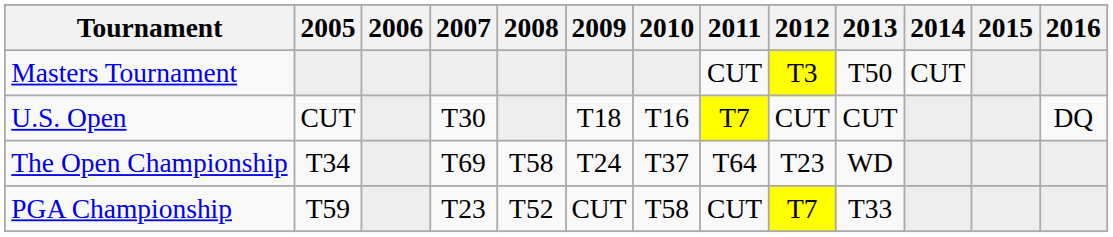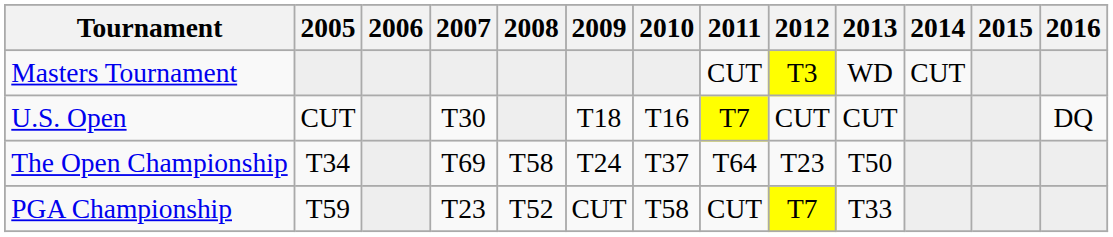(870, 72) T50 -> (870, 72) WD
(870, 163) WD -> (870, 163) T50
